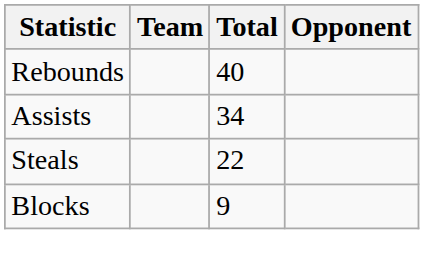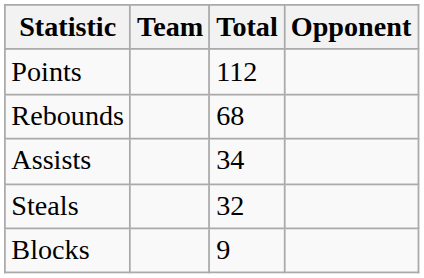+ row: (47, 71)
(230, 71) 40 -> (230, 116) 68
(230, 160) 22 -> (230, 205) 32
